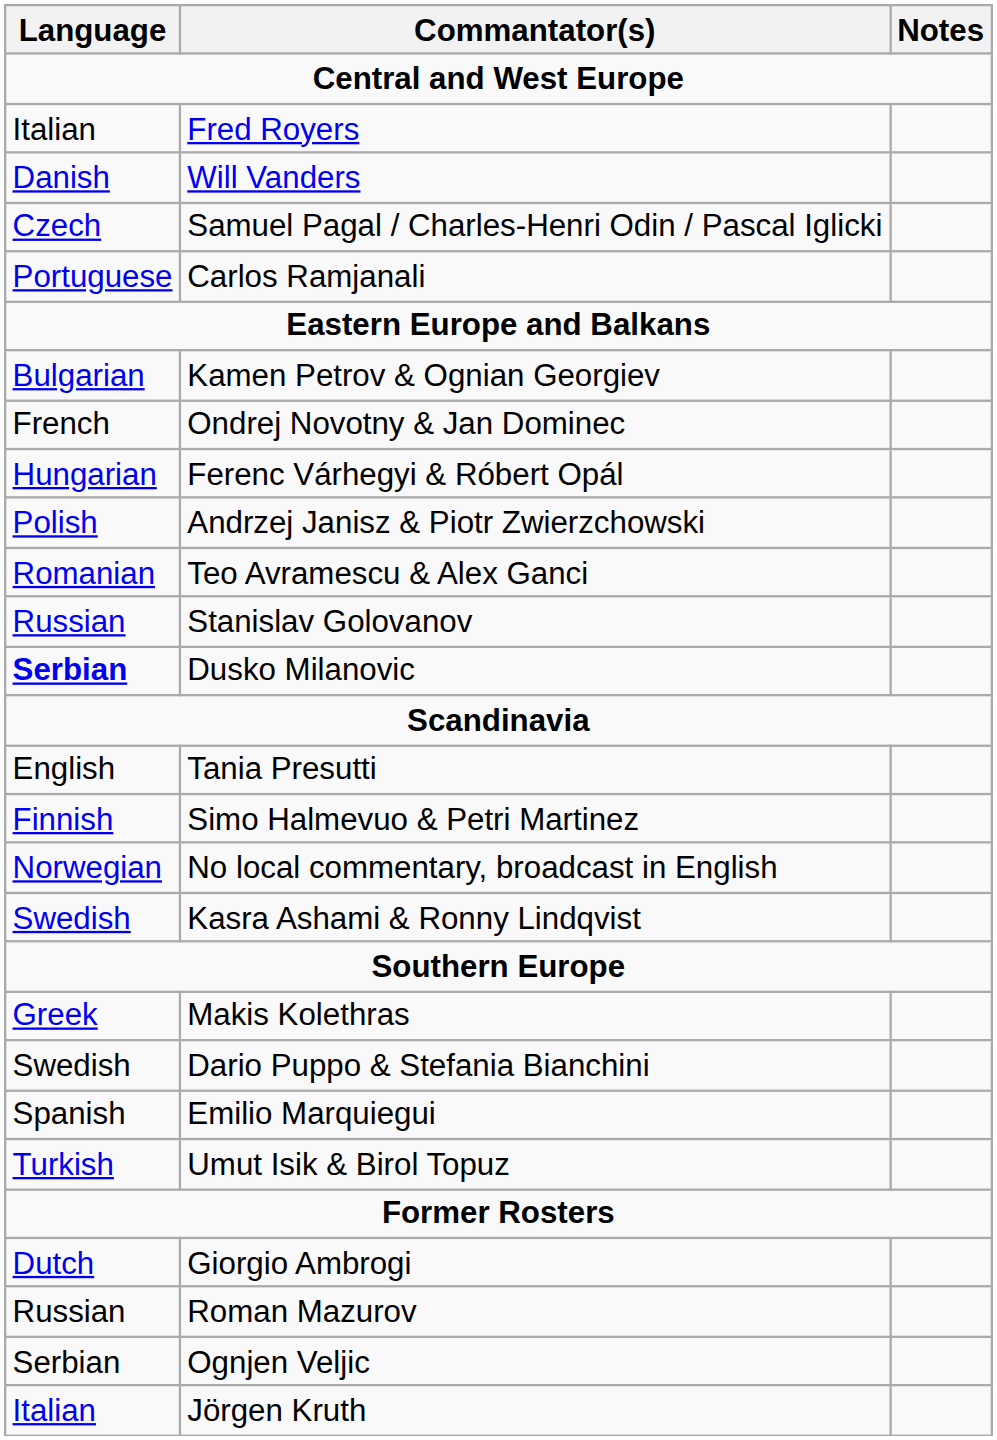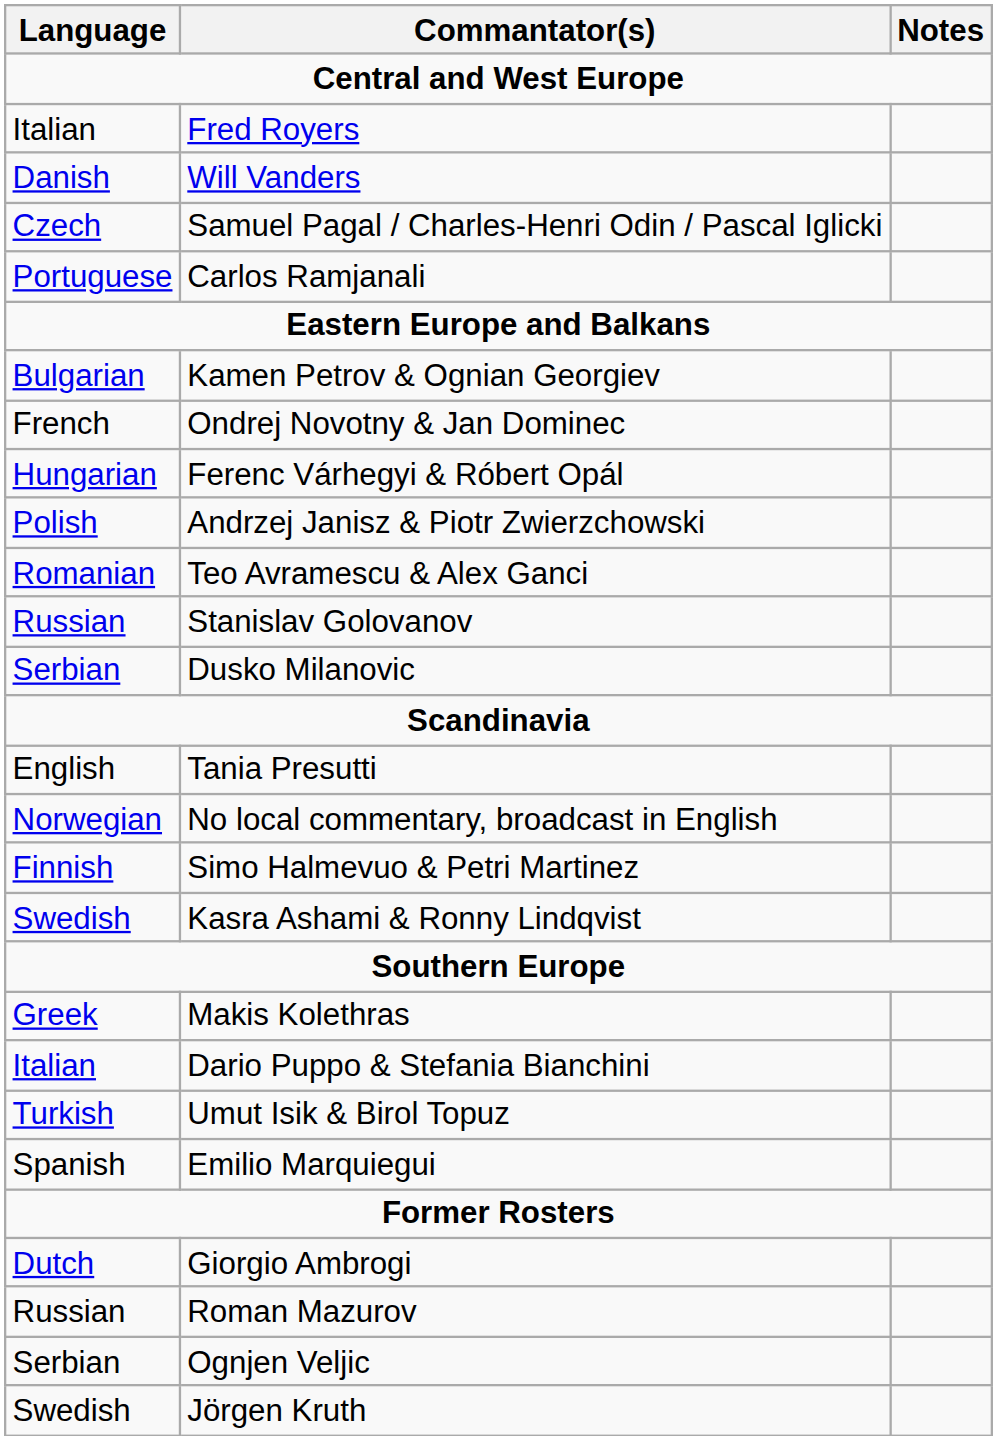(70, 671) bold -> (66, 671) normal
rows swapped: (413, 819) <-> (482, 868)
(72, 1065) Swedish -> (54, 1065) Italian
rows swapped: (312, 1115) <-> (349, 1164)
(54, 1410) Italian -> (72, 1410) Swedish
